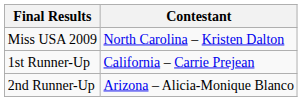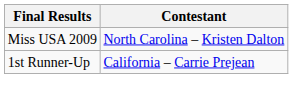- row: (51, 85)
